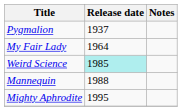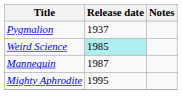- row: (37, 47)
(98, 81) 1988 -> (98, 64) 1987
